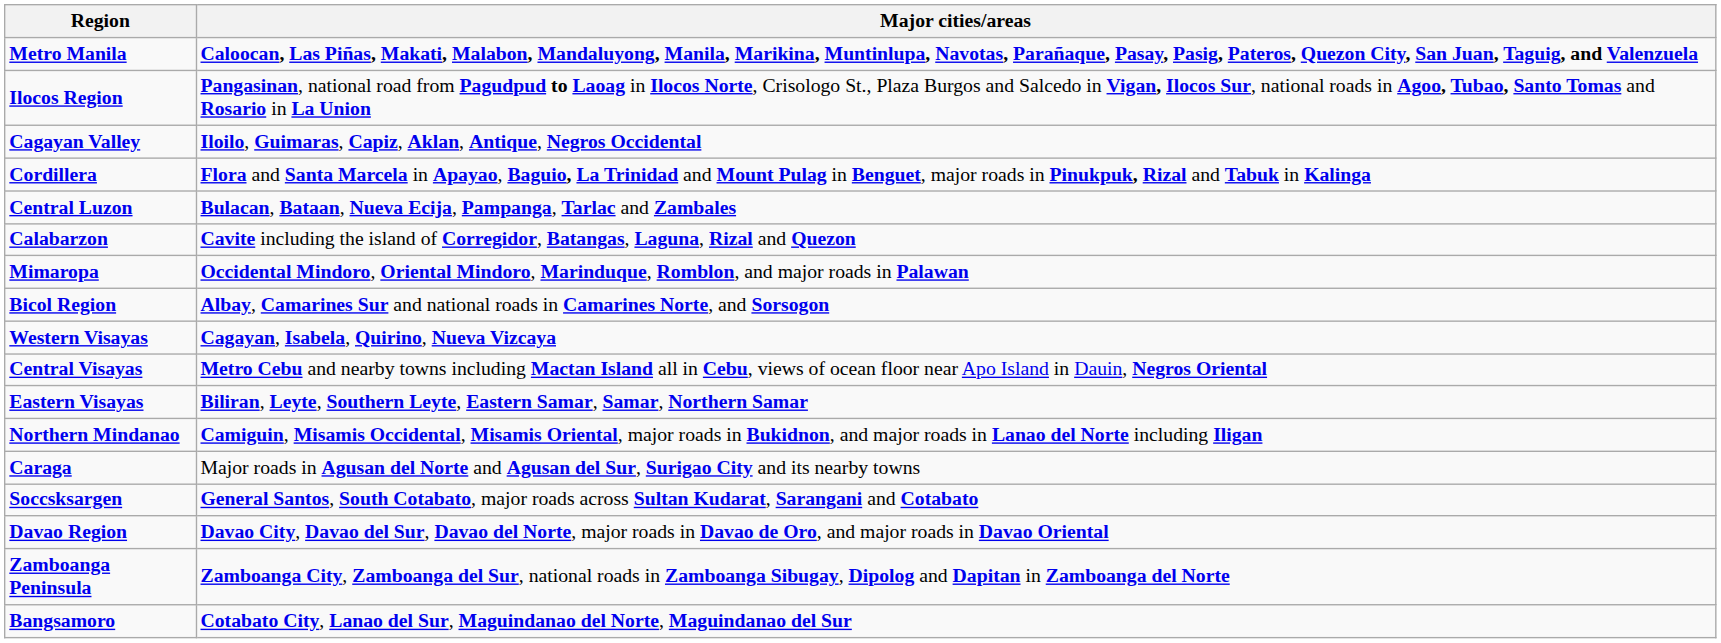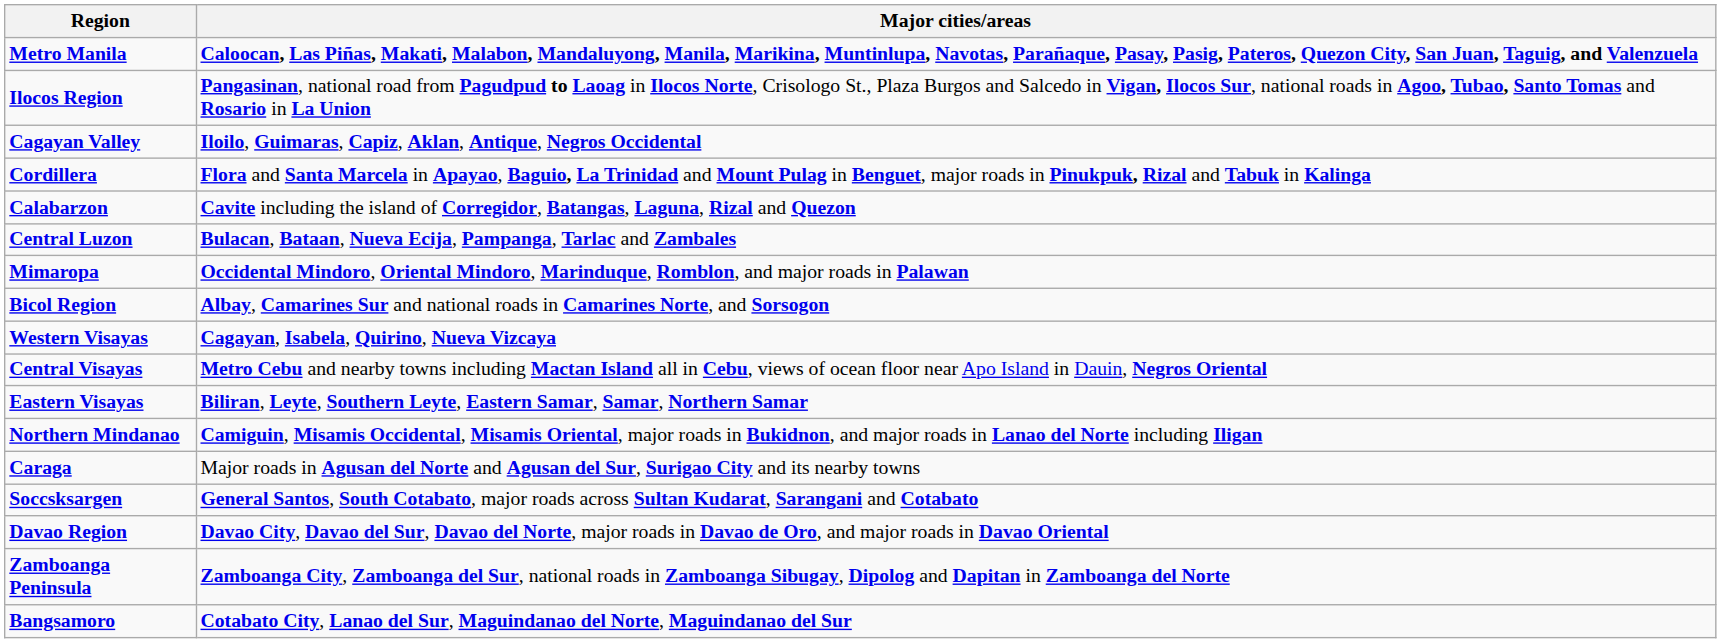rows swapped: (71, 207) <-> (59, 239)
